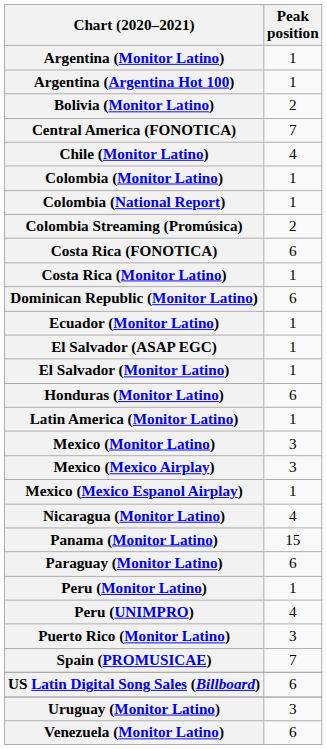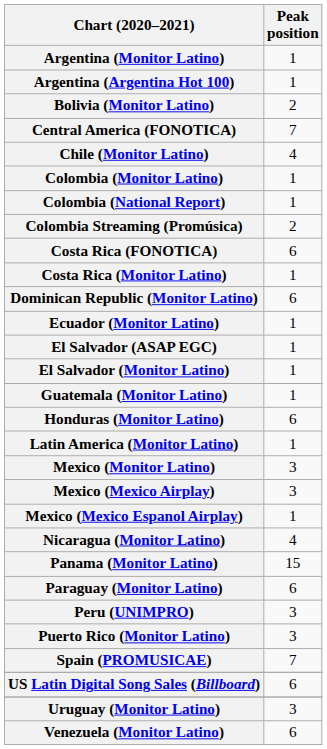+ row: (134, 395)
- row: (134, 588)
(293, 612) 4 -> (293, 612) 3
